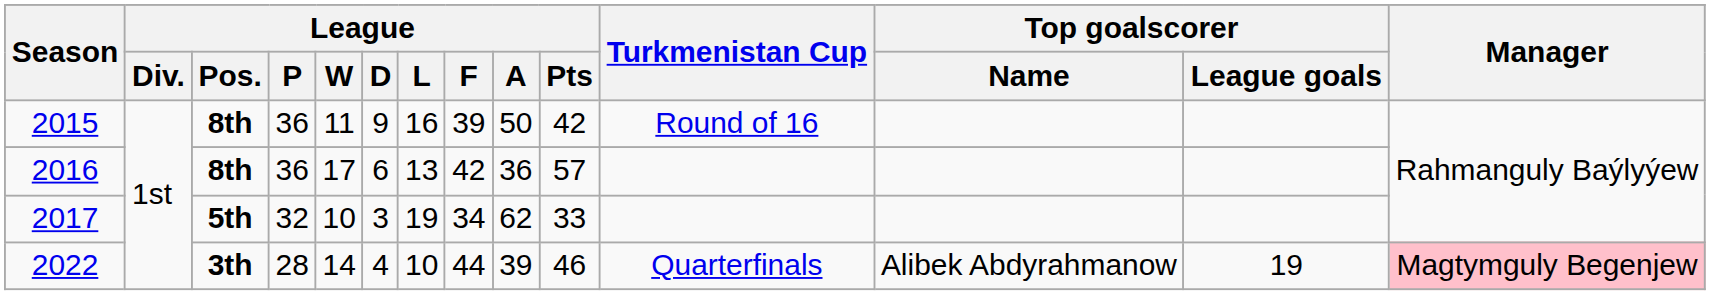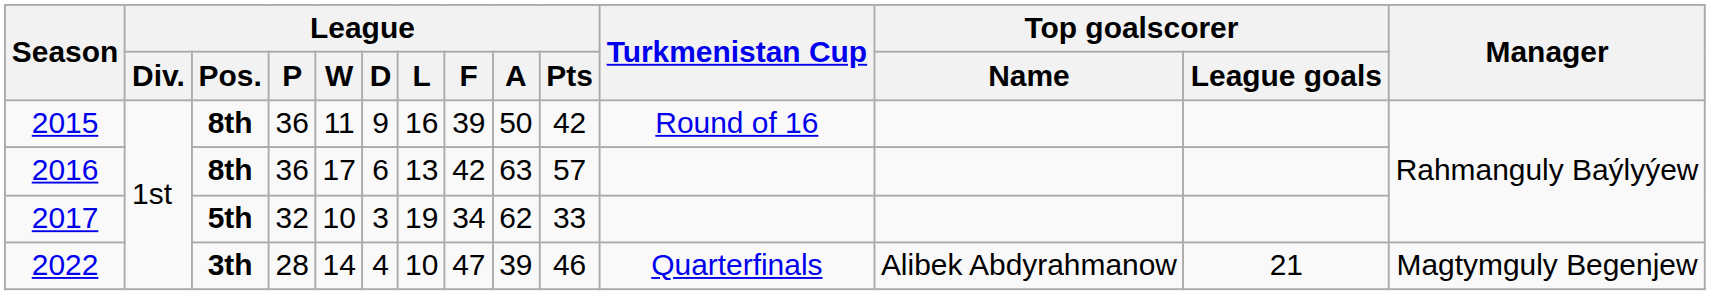(516, 170) 36 -> (516, 170) 63
(469, 265) 44 -> (469, 265) 47
(1286, 265) 19 -> (1286, 265) 21
(1547, 265) pink background -> (1547, 265) no background
